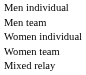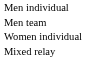- row: (32, 51)
